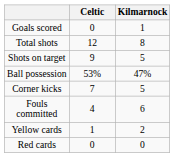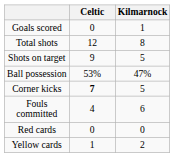(92, 88) normal -> (92, 88) bold
rows swapped: (37, 130) <-> (37, 145)
